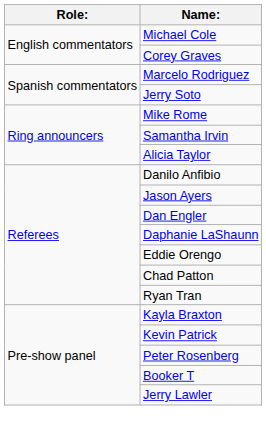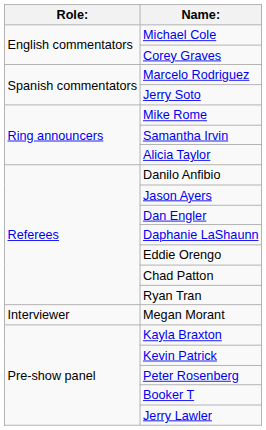+ row: (184, 315)
